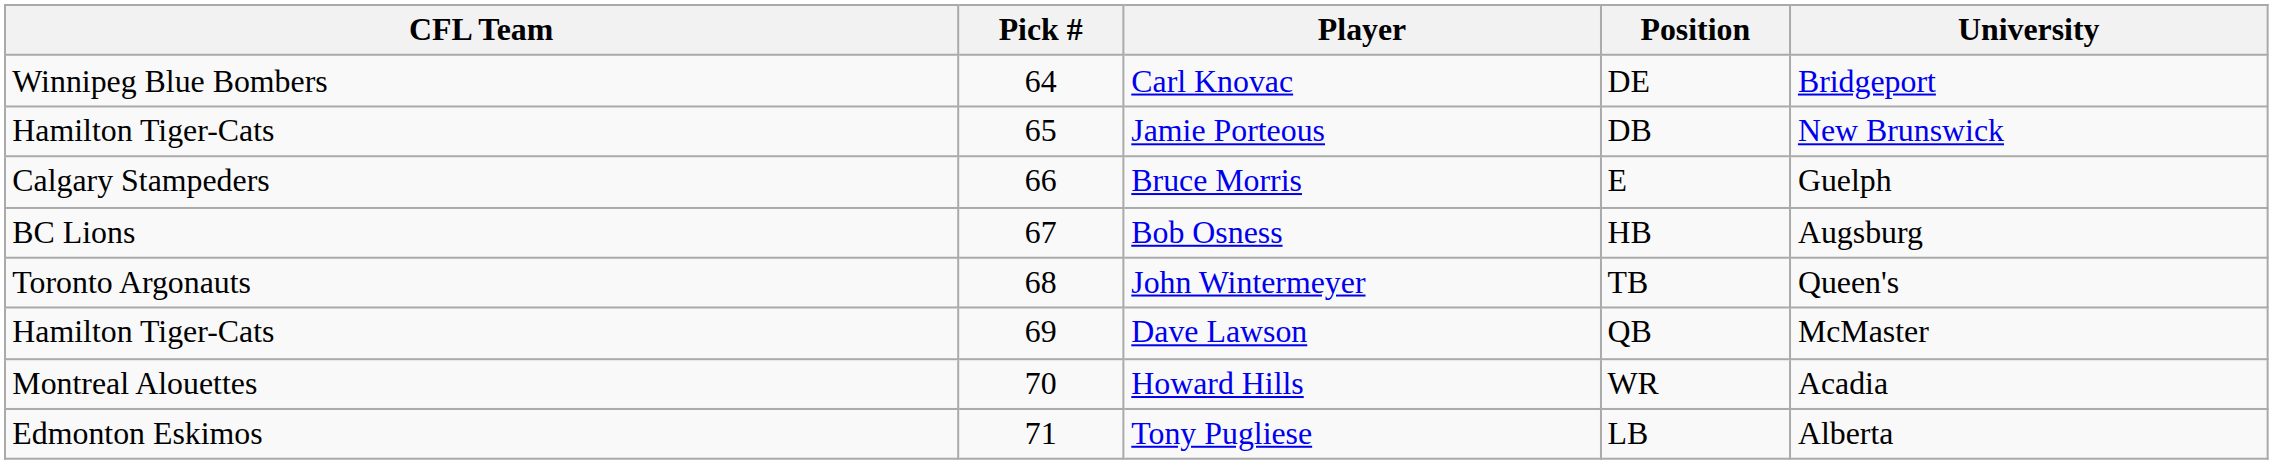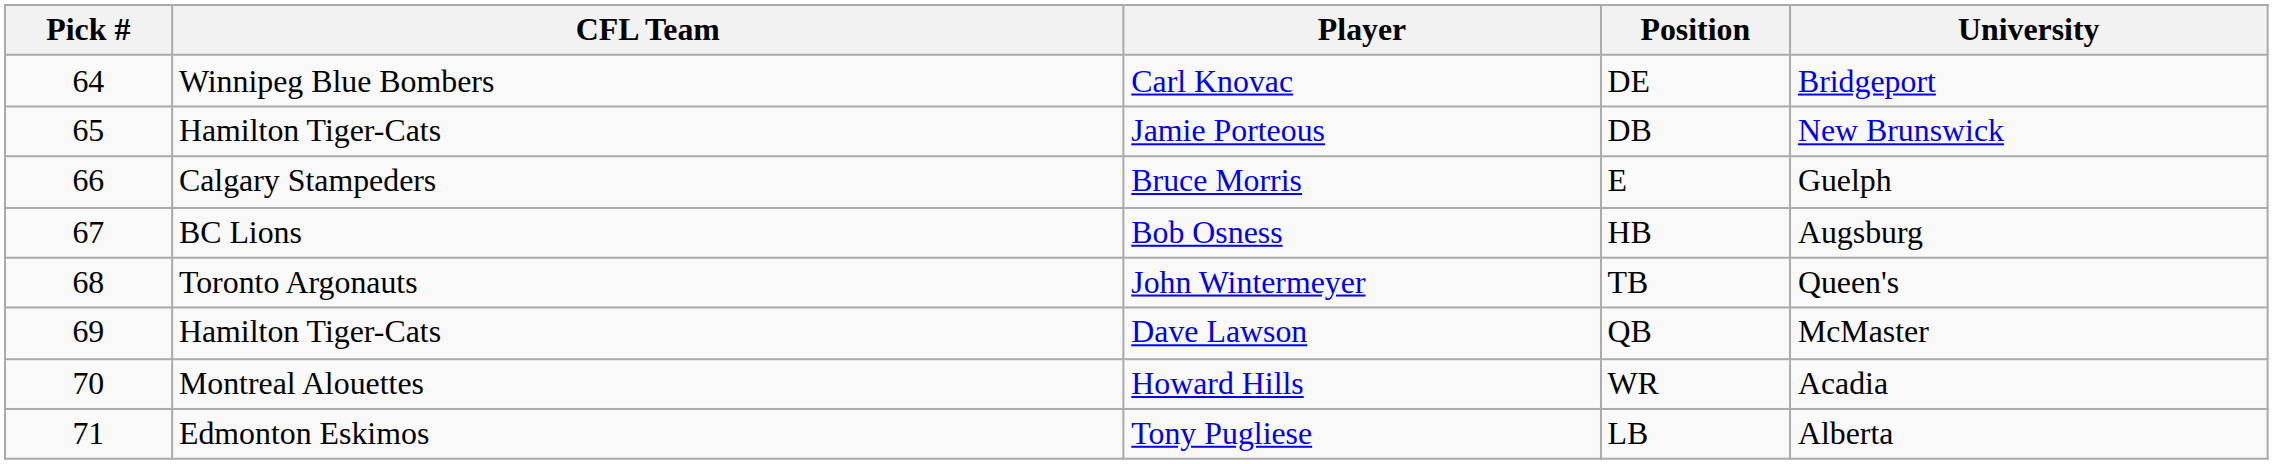columns swapped: (1041, 29) <-> (481, 29)
